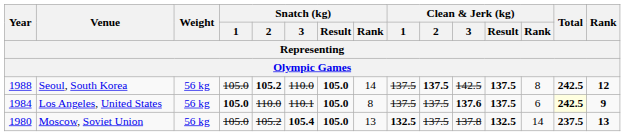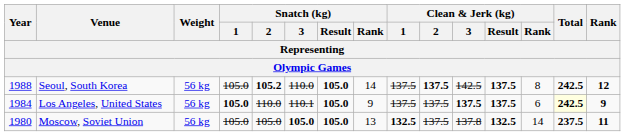(370, 103) 8 -> (370, 103) 9
(469, 103) 137.6 -> (469, 103) 137.5
(269, 121) 105.2 -> (269, 121) 105.0
(301, 121) 105.4 -> (301, 121) 105.0
(603, 121) 13 -> (603, 121) 11
